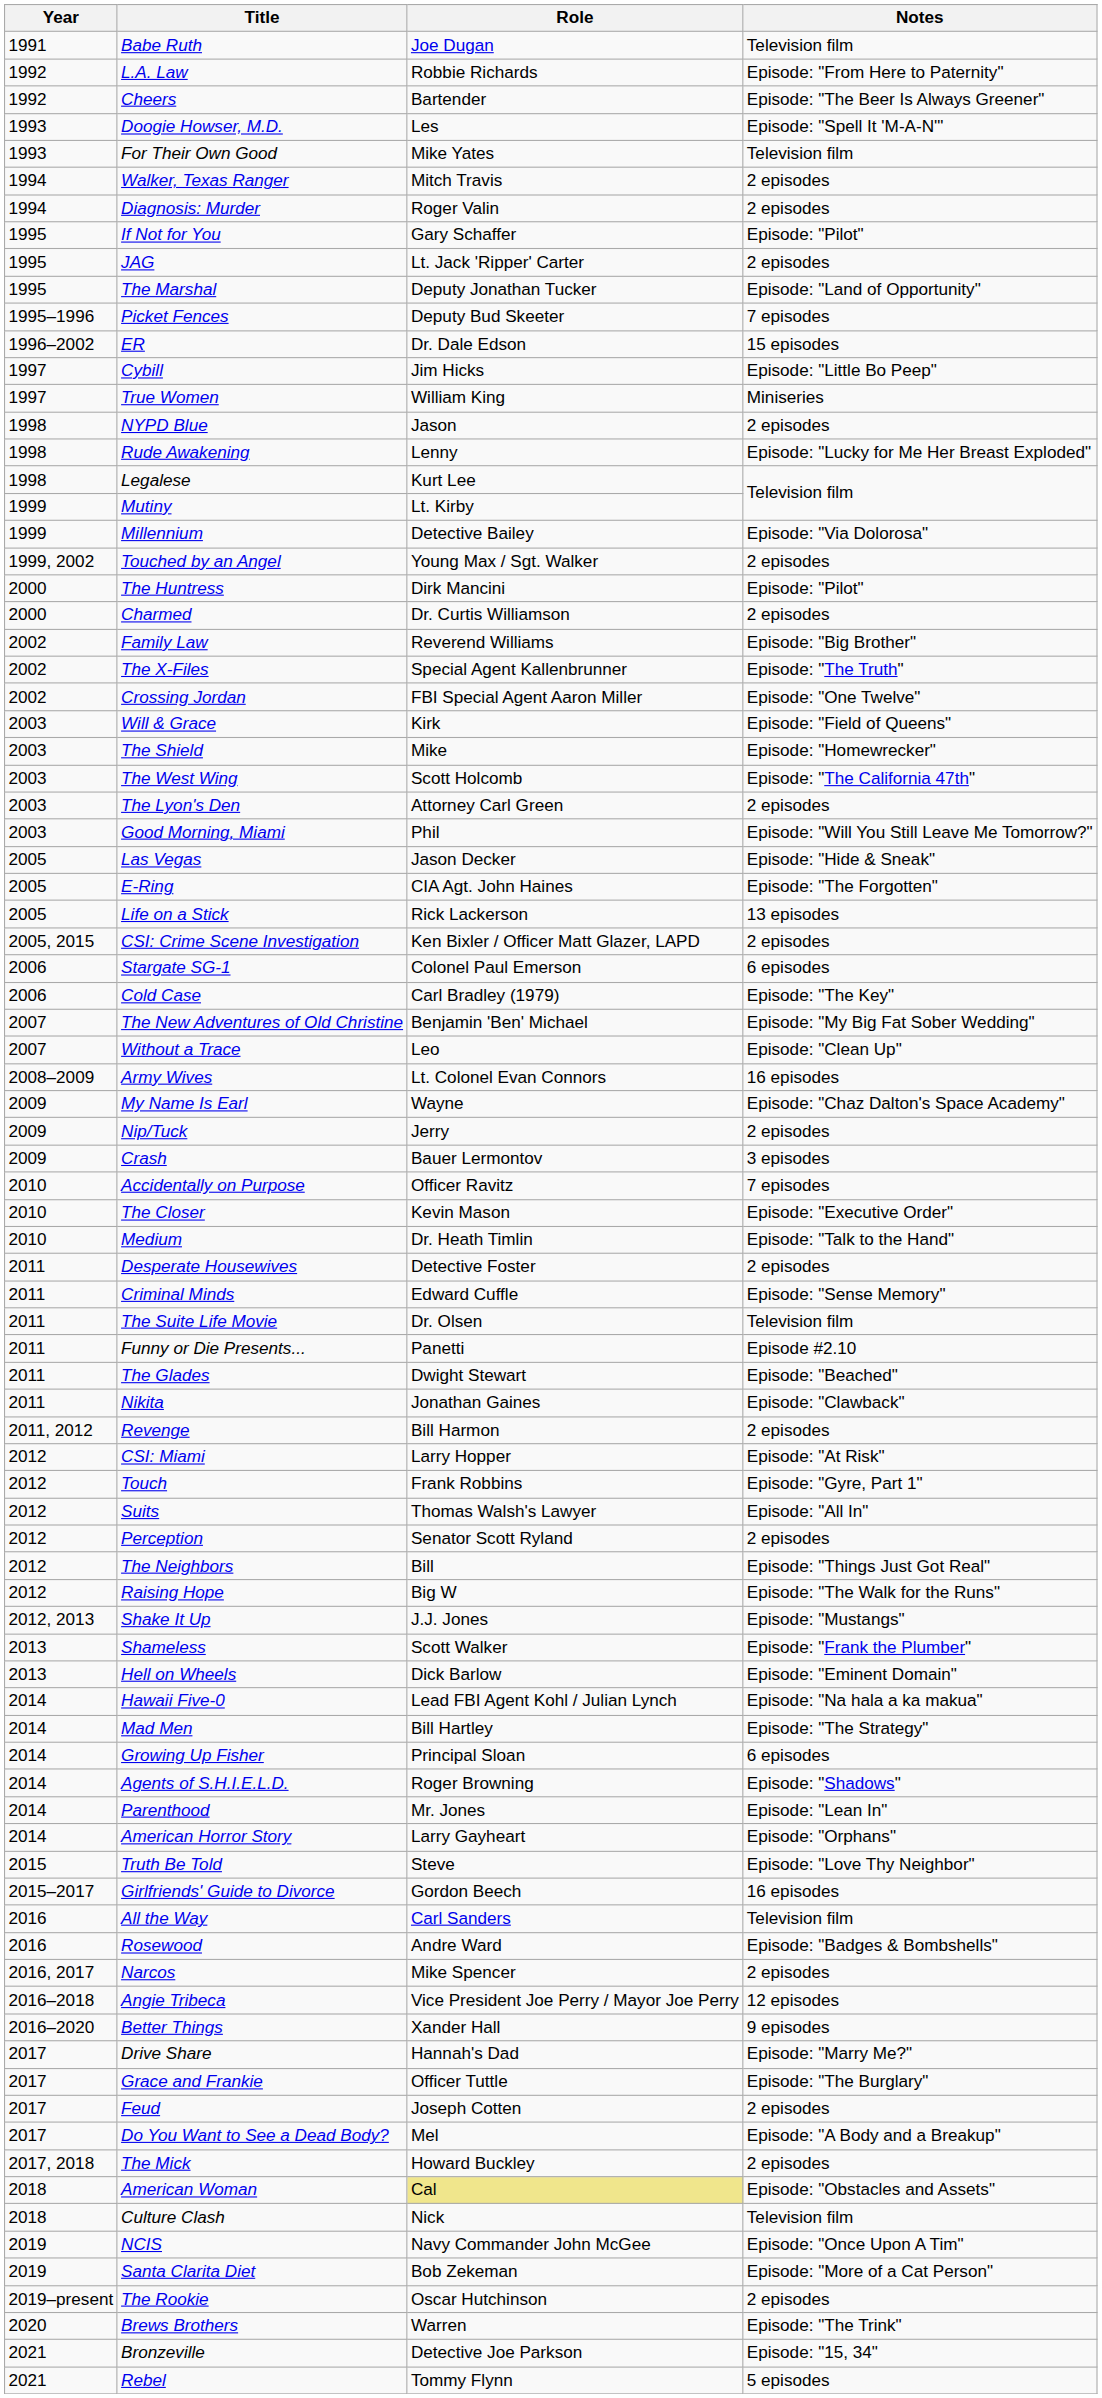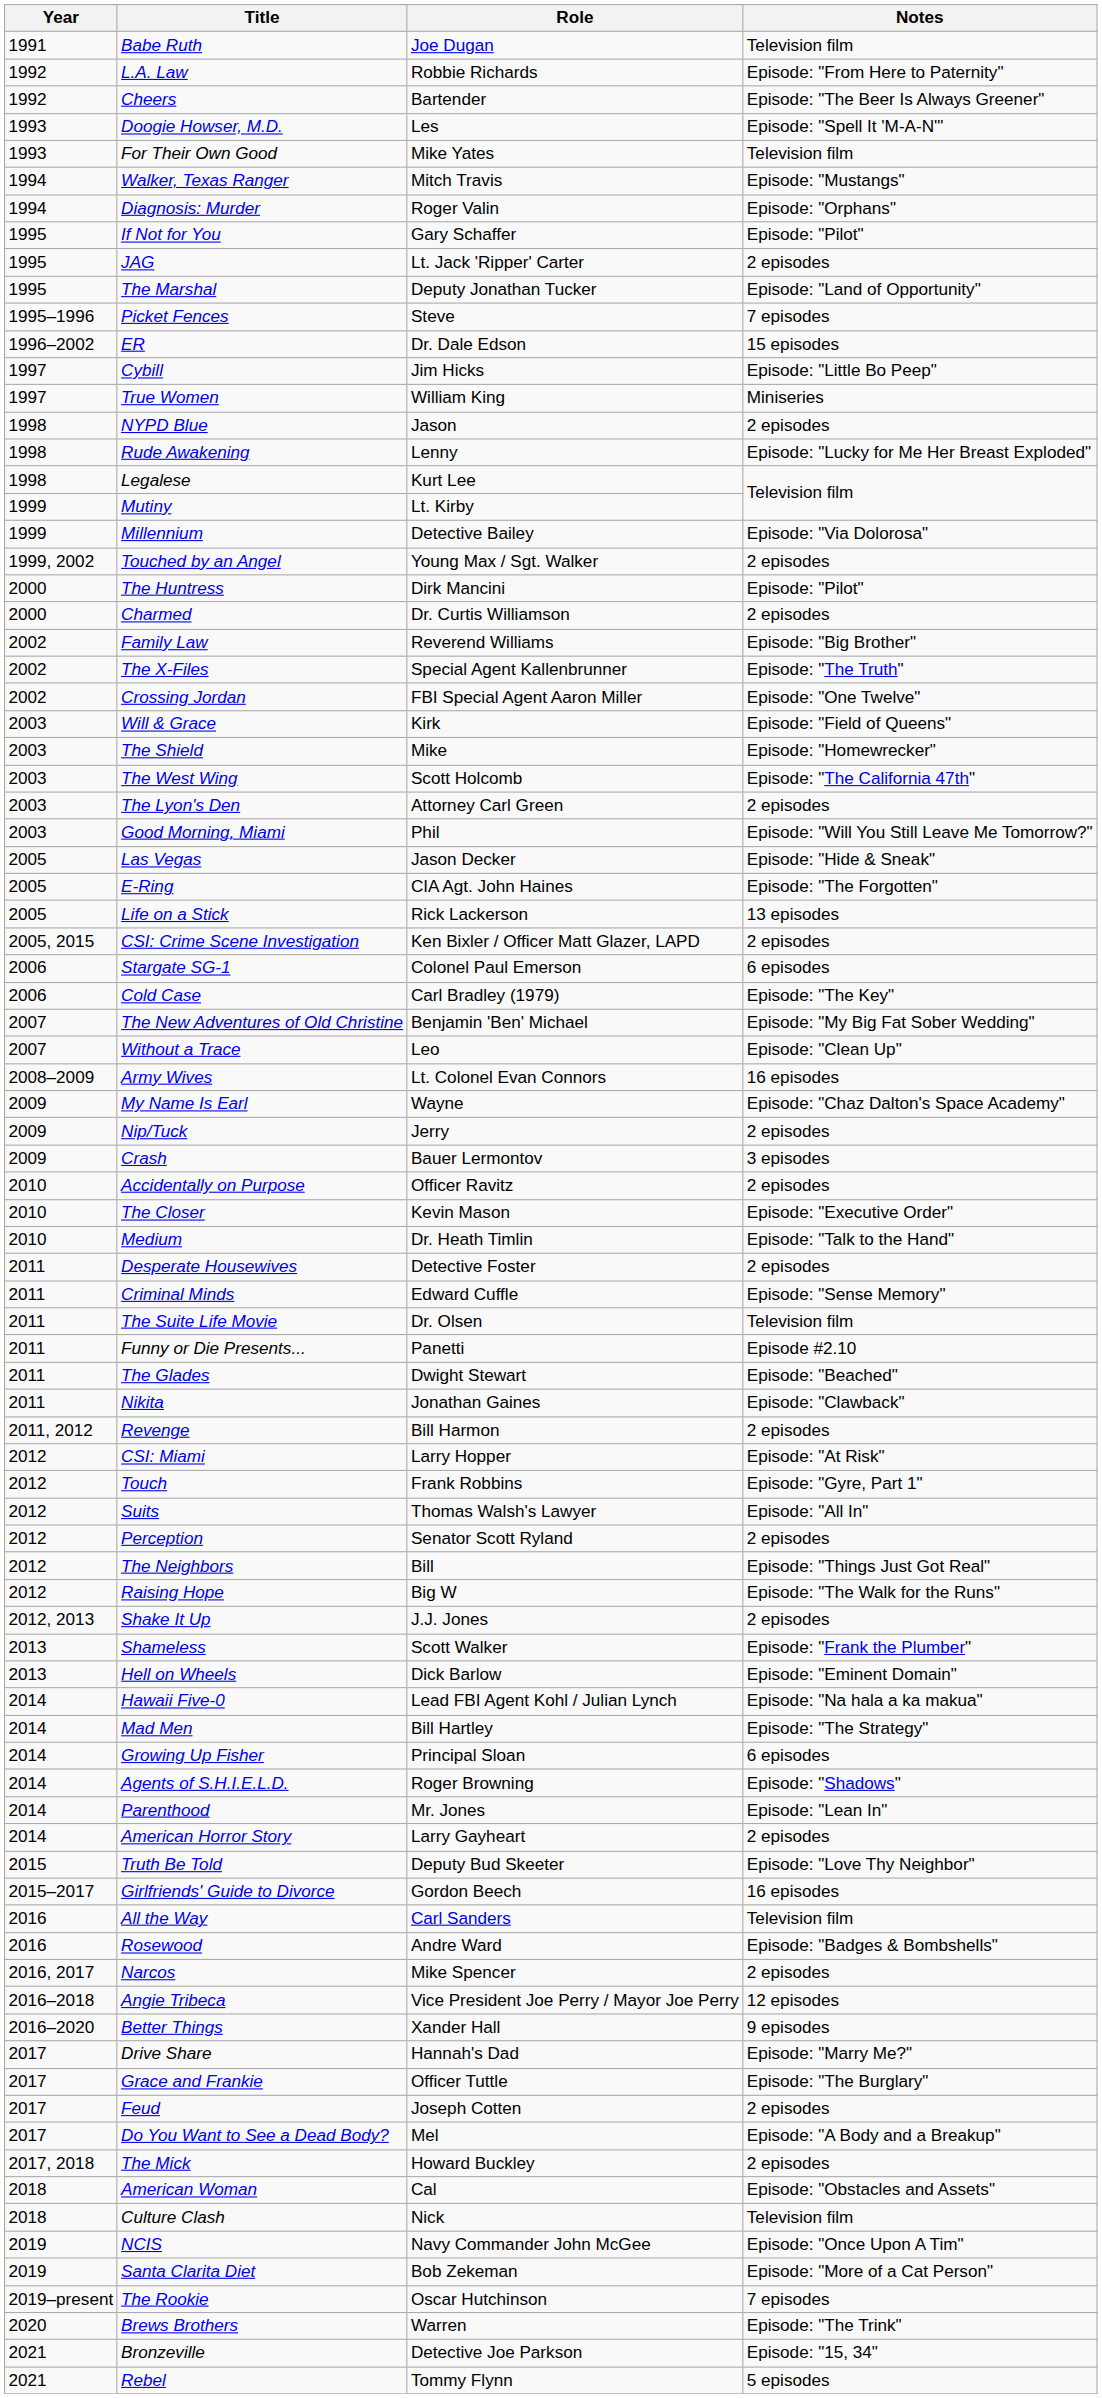(788, 180) 2 episodes -> (826, 180) Episode: "Mustangs"
(788, 208) 2 episodes -> (821, 208) Episode: "Orphans"
(488, 316) Deputy Bud Skeeter -> (433, 316) Steve
(788, 1185) 7 episodes -> (788, 1185) 2 episodes
(826, 1619) Episode: "Mustangs" -> (788, 1619) 2 episodes
(821, 1837) Episode: "Orphans" -> (788, 1837) 2 episodes
(433, 1864) Steve -> (488, 1864) Deputy Bud Skeeter
(424, 2190) khaki background -> (424, 2190) no background
(788, 2298) 2 episodes -> (788, 2298) 7 episodes
